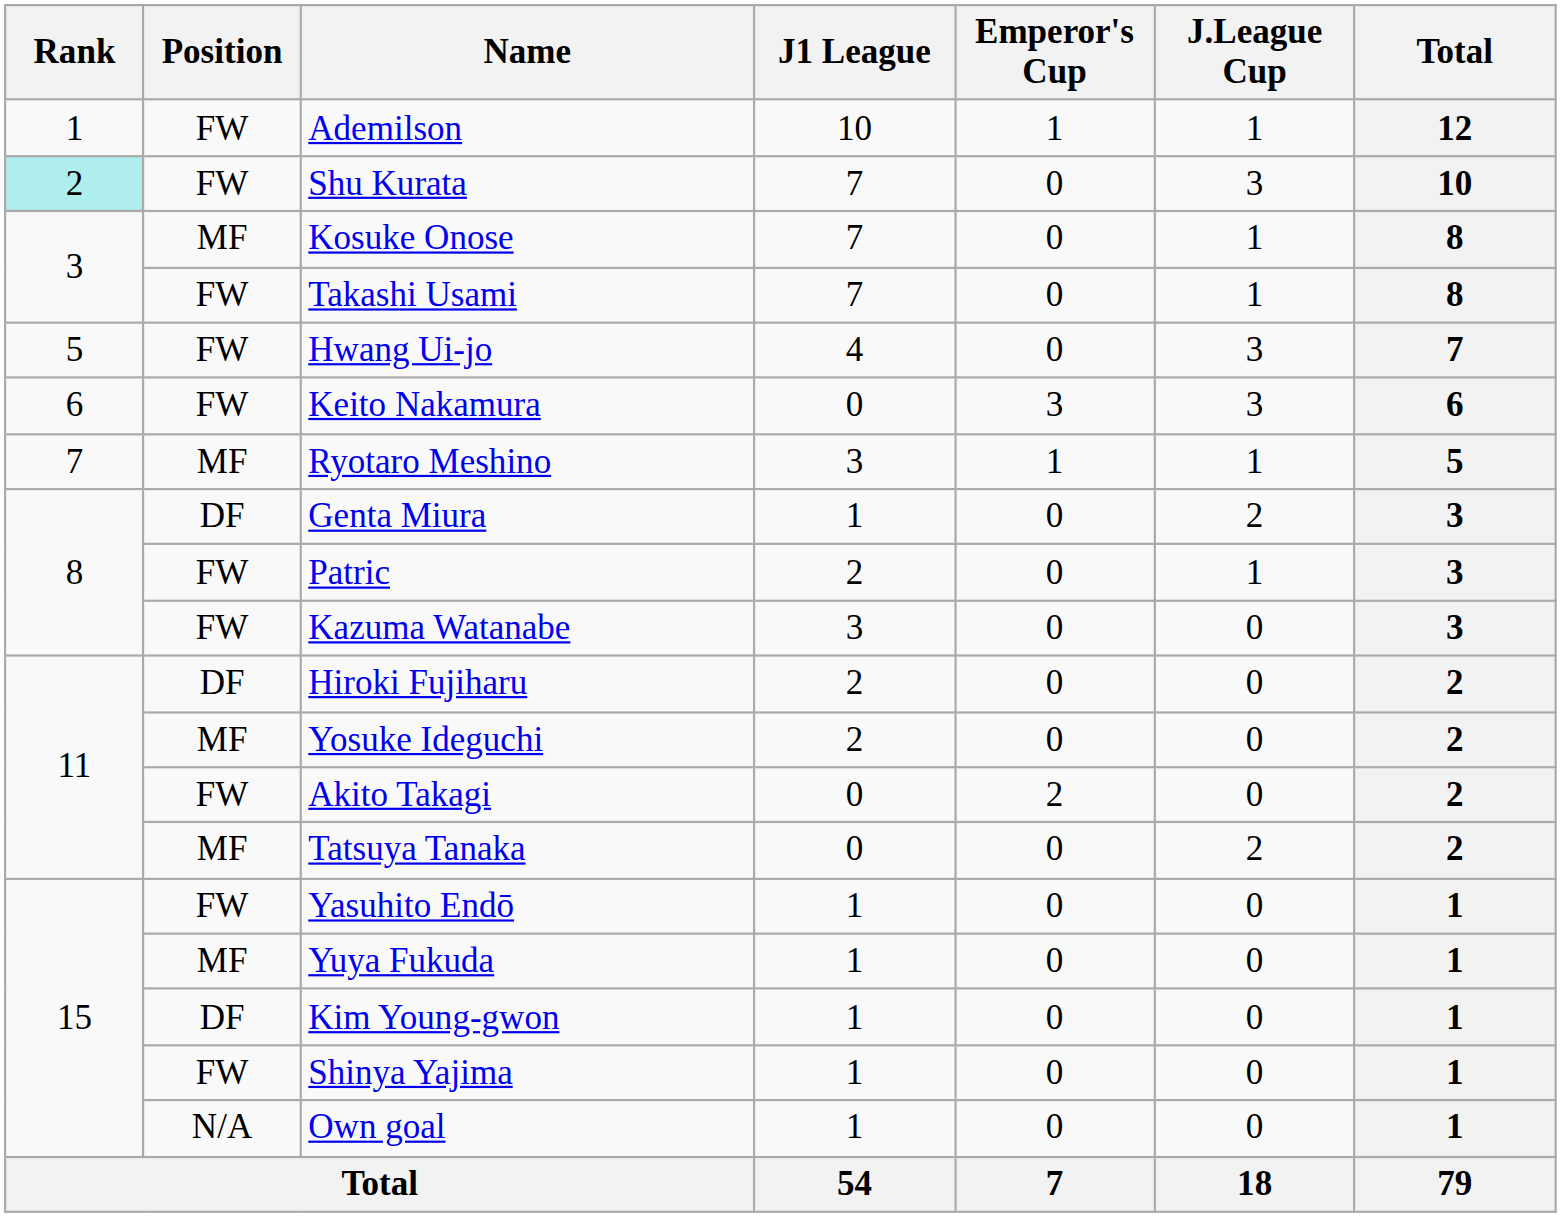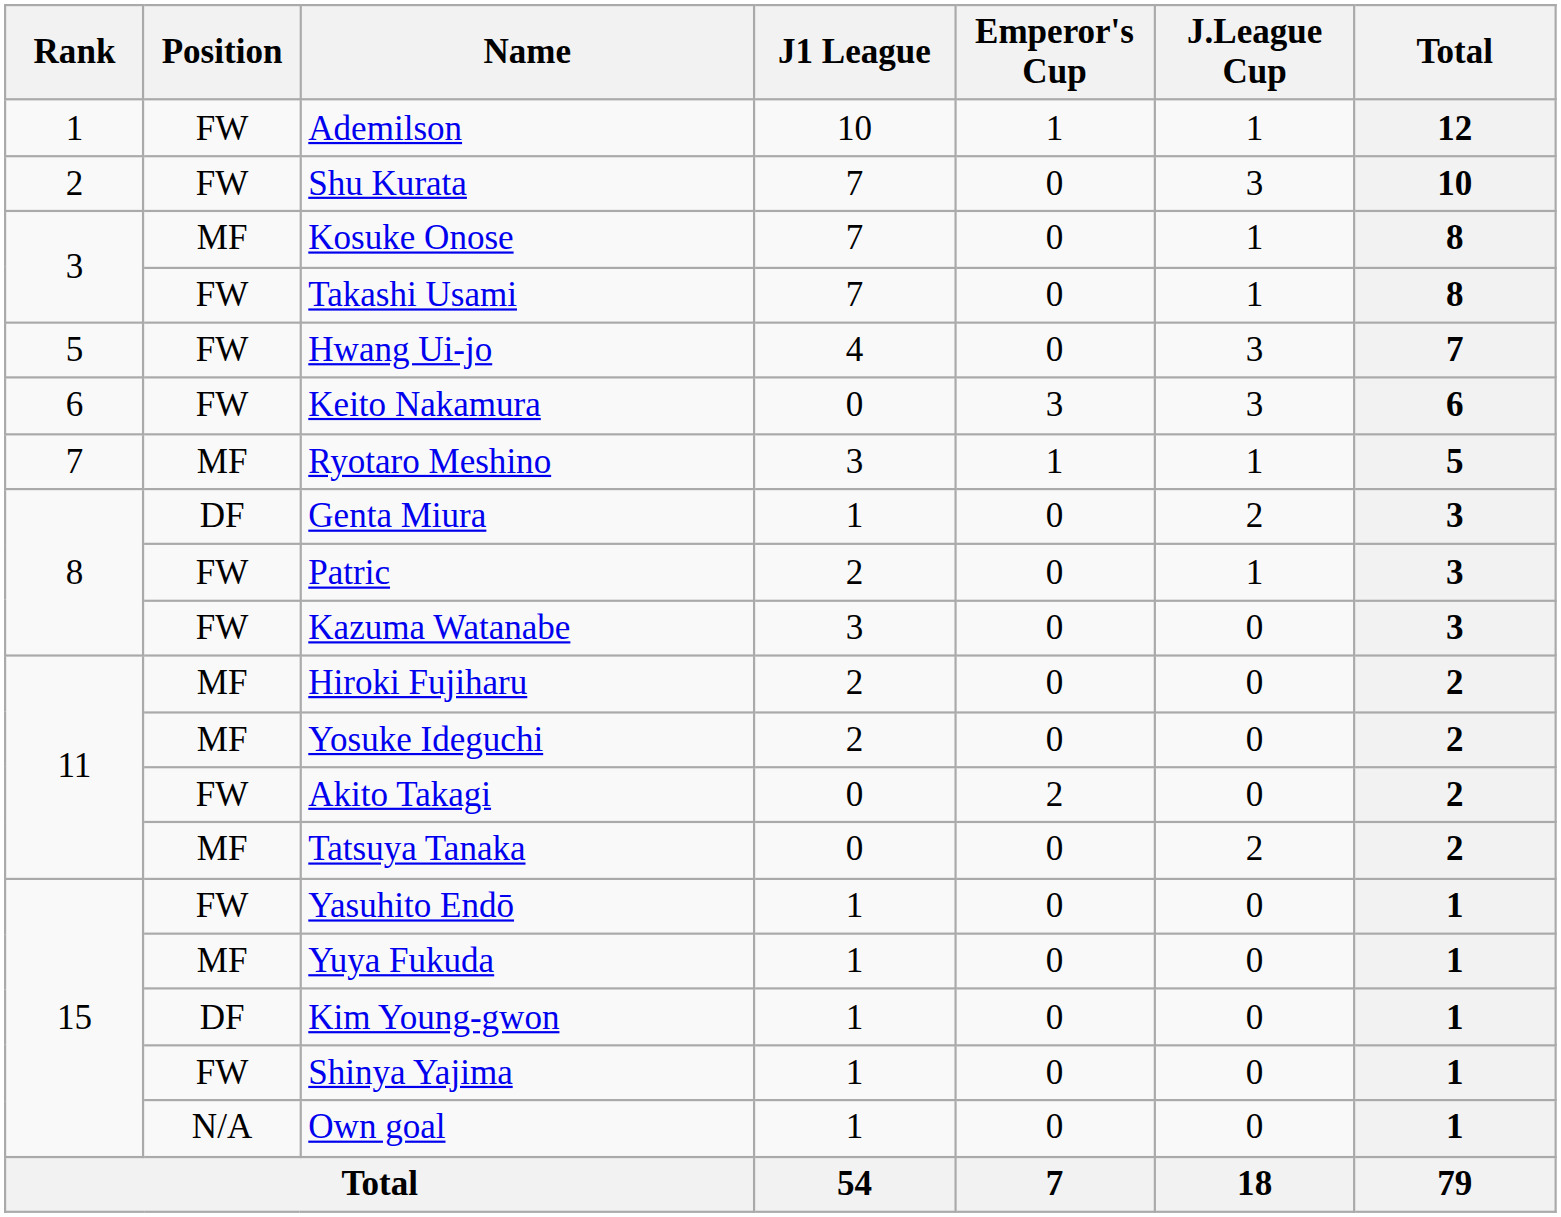(74, 182) paleturquoise background -> (74, 182) no background
(222, 682) DF -> (222, 682) MF
